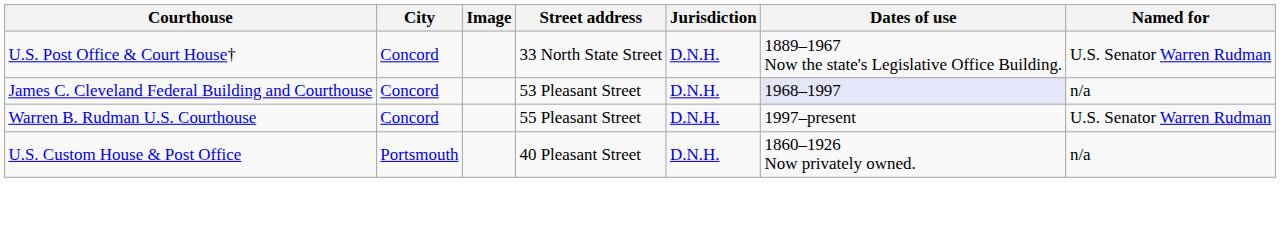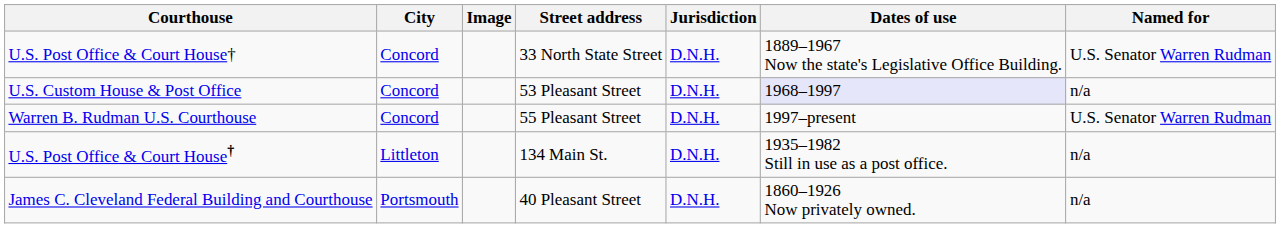(190, 90) James C. Cleveland Federal Building and Courthouse -> (125, 90) U.S. Custom House & Post Office
+ row: (563, 154)
(125, 154) U.S. Custom House & Post Office -> (190, 200) James C. Cleveland Federal Building and Courthouse
